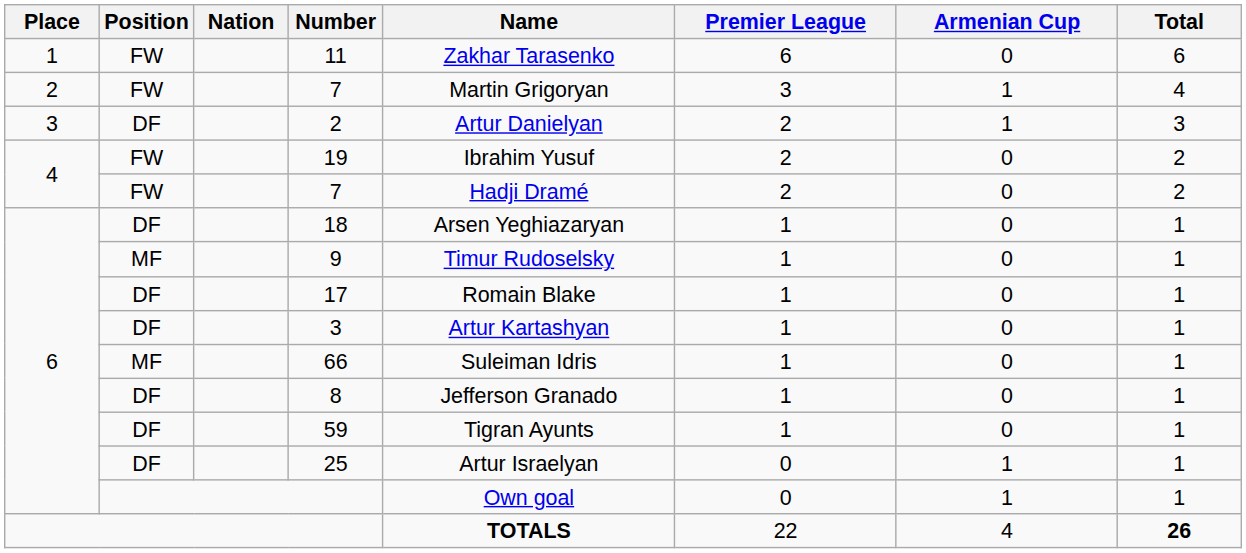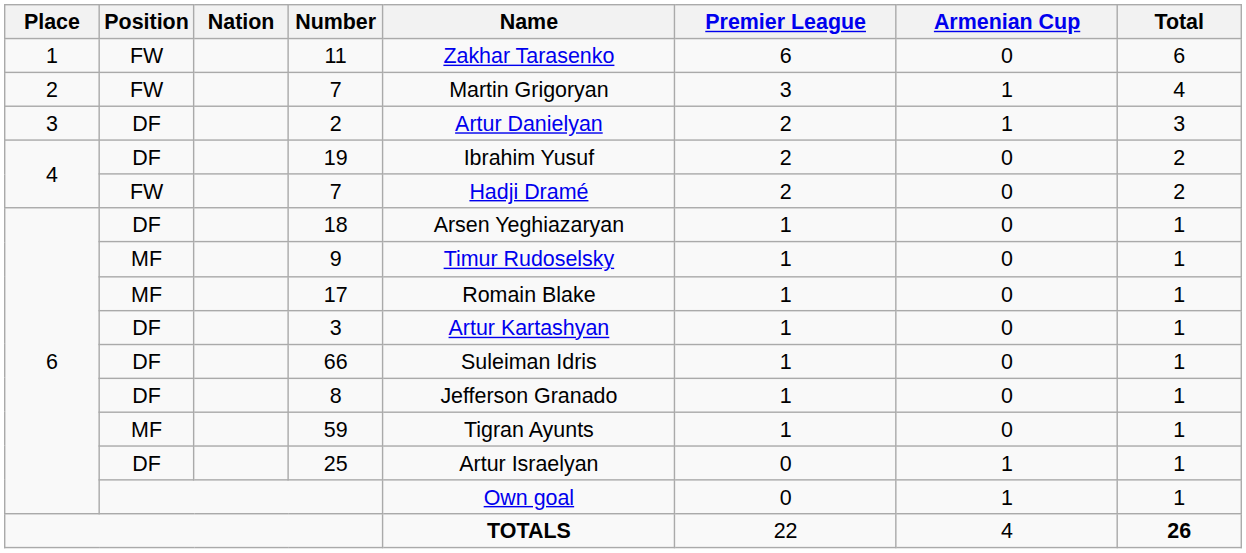(147, 158) FW -> (147, 158) DF
(147, 293) DF -> (147, 293) MF
(147, 361) MF -> (147, 361) DF
(147, 429) DF -> (147, 429) MF
